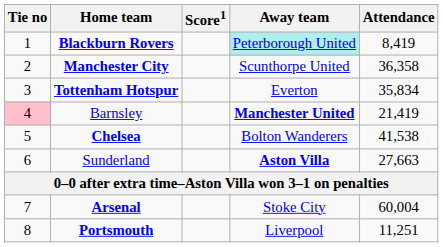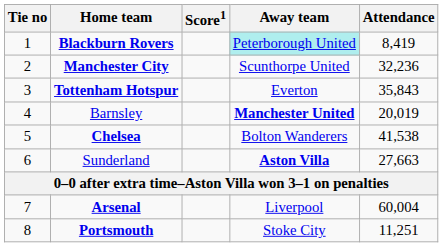(399, 66) 36,358 -> (399, 66) 32,236
(399, 90) 35,834 -> (399, 90) 35,843
(28, 113) pink background -> (28, 113) no background
(399, 113) 21,419 -> (399, 113) 20,019
(294, 206) Stoke City -> (294, 206) Liverpool
(294, 230) Liverpool -> (294, 230) Stoke City
